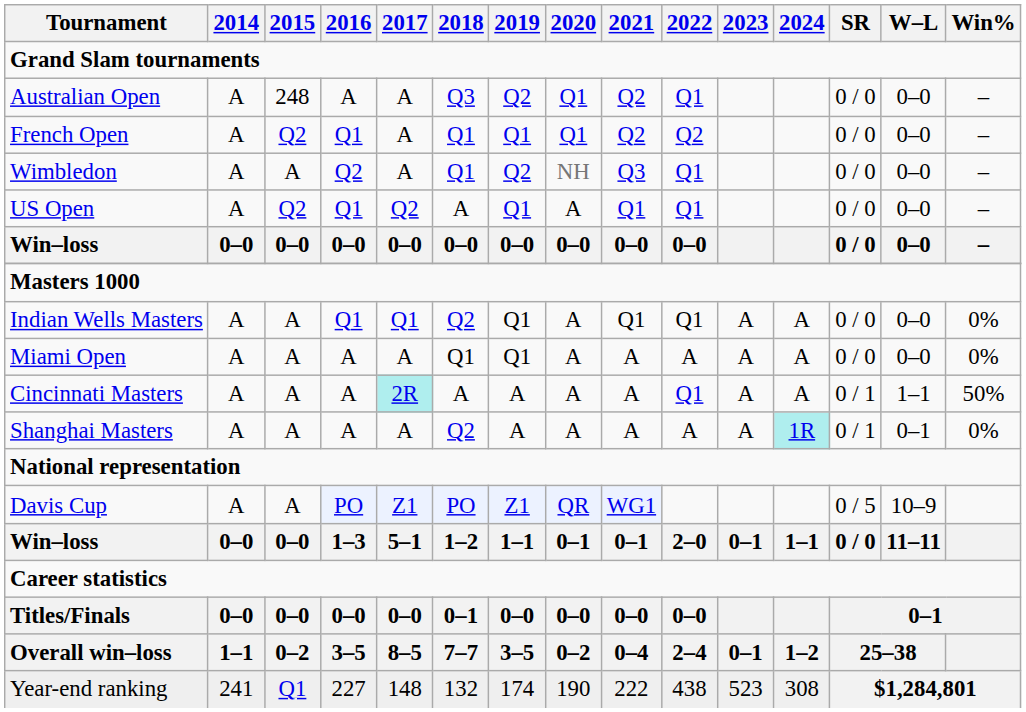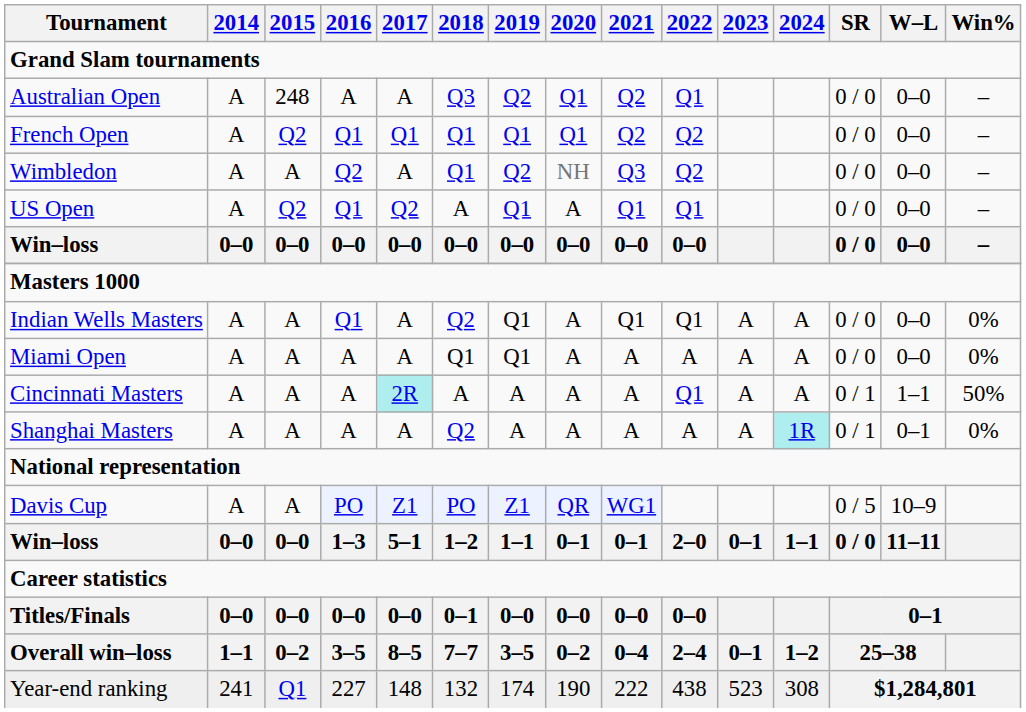(405, 133) A -> (405, 133) Q1
(689, 170) Q1 -> (689, 170) Q2
(405, 318) Q1 -> (405, 318) A
